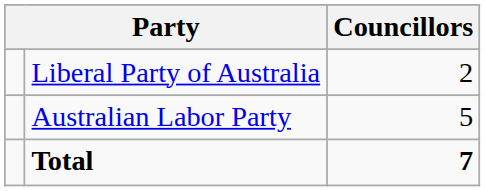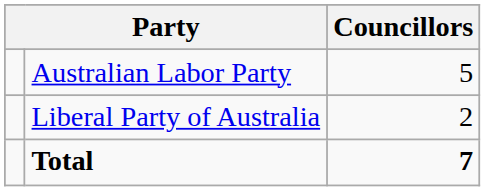rows swapped: (161, 116) <-> (176, 71)
